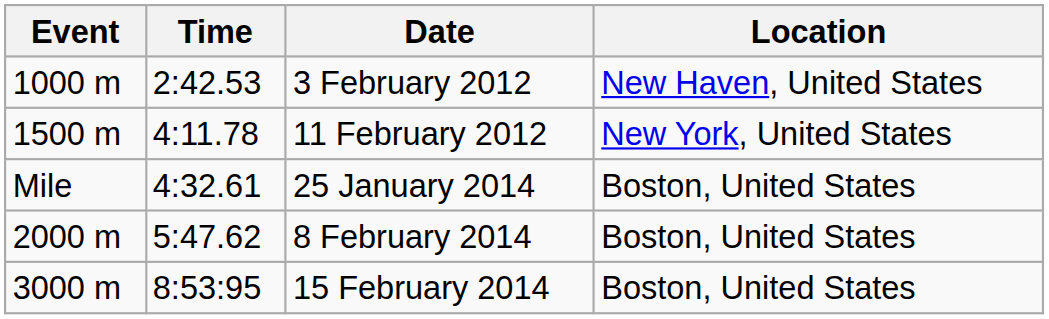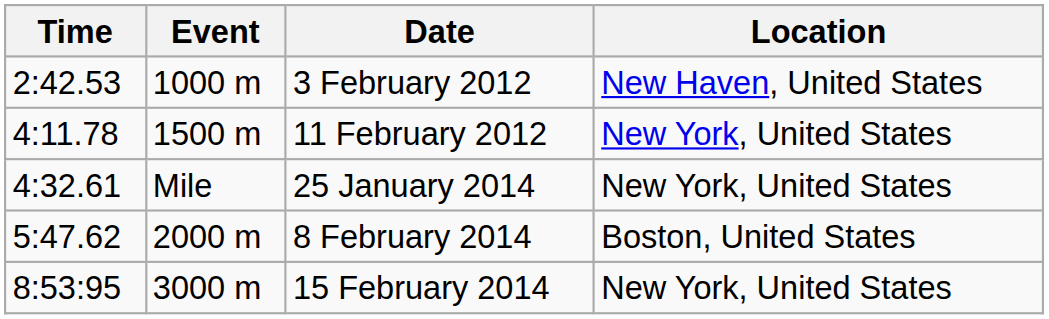columns swapped: (75, 31) <-> (215, 31)
(758, 185) Boston, United States -> (777, 185) New York, United States
(758, 288) Boston, United States -> (777, 288) New York, United States
